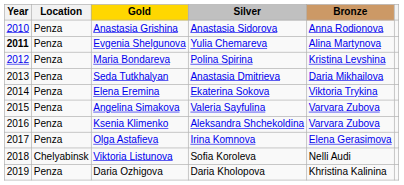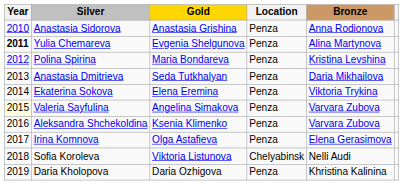columns swapped: (61, 12) <-> (247, 12)
(18, 108) no background -> (18, 108) lightyellow background
